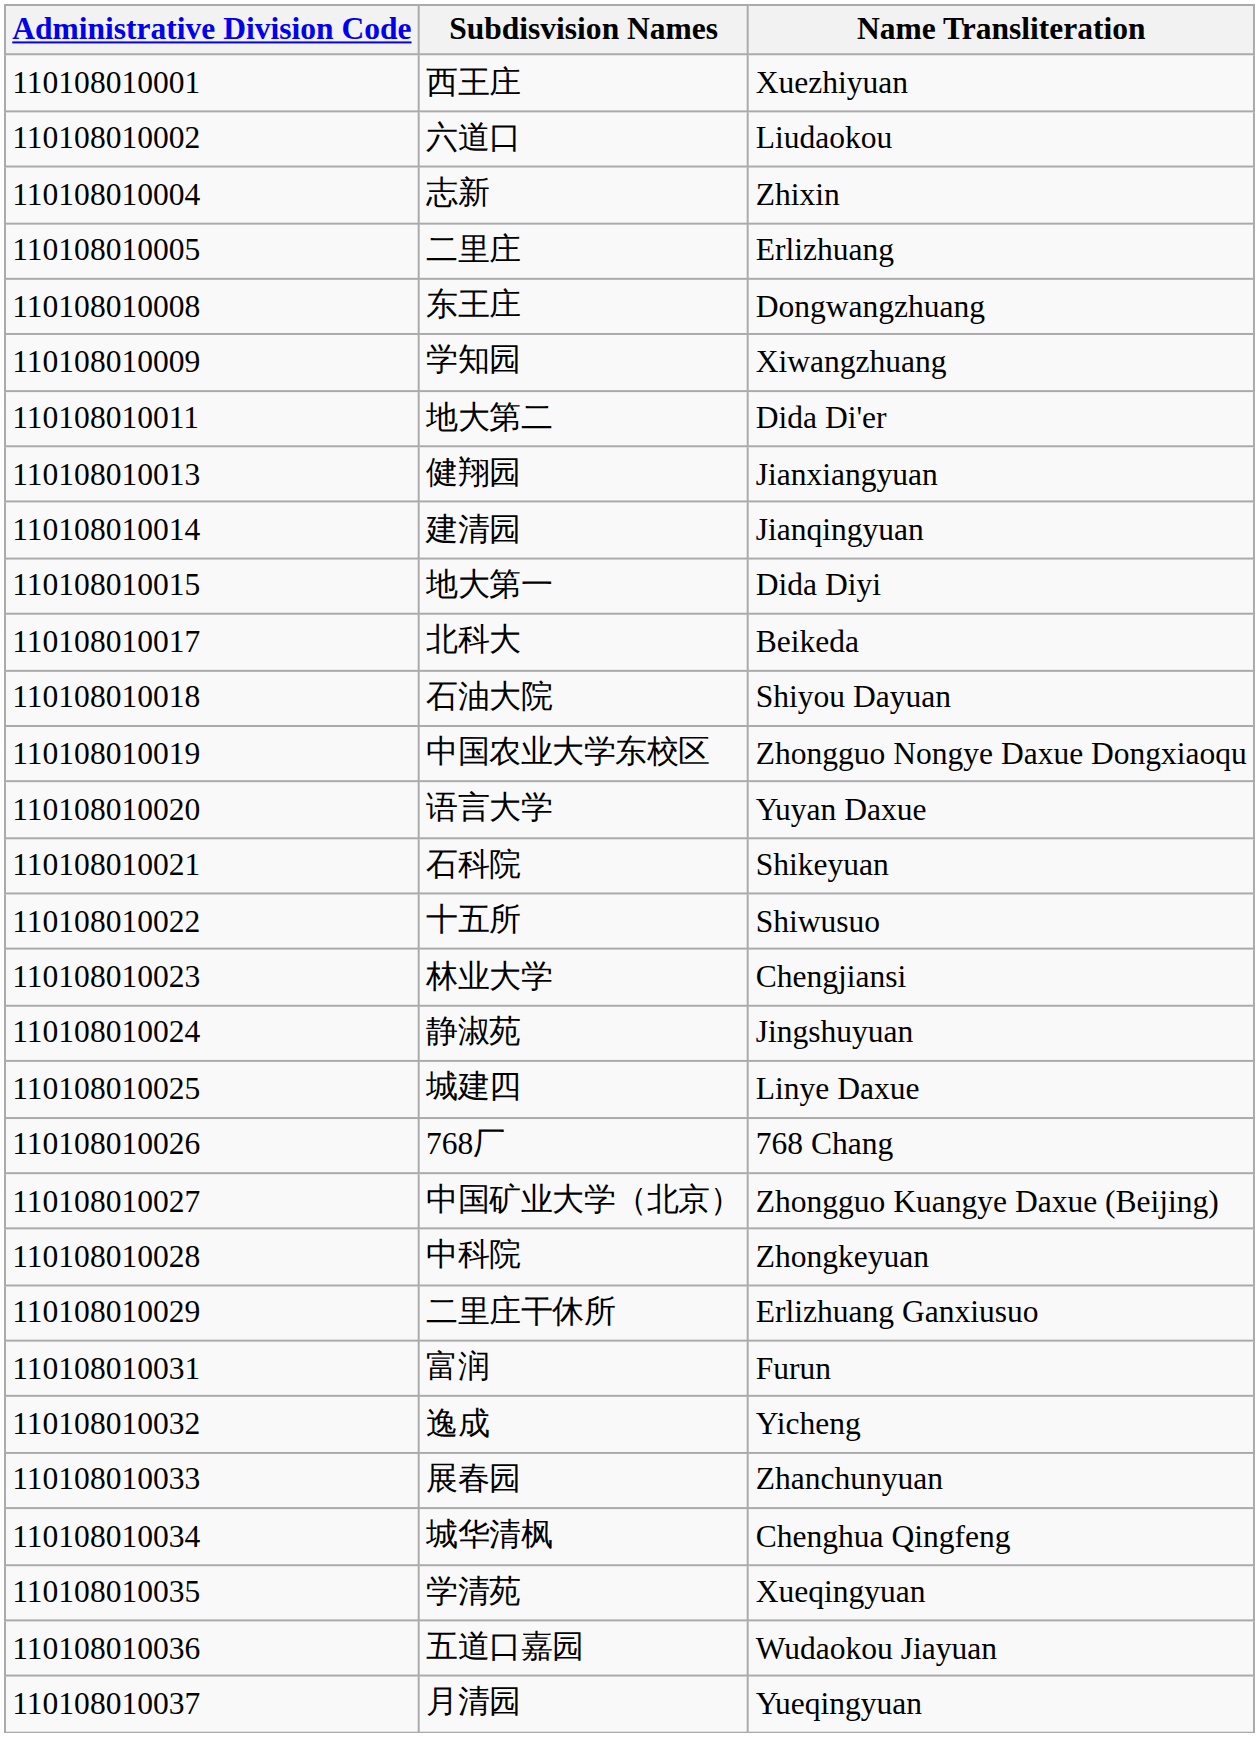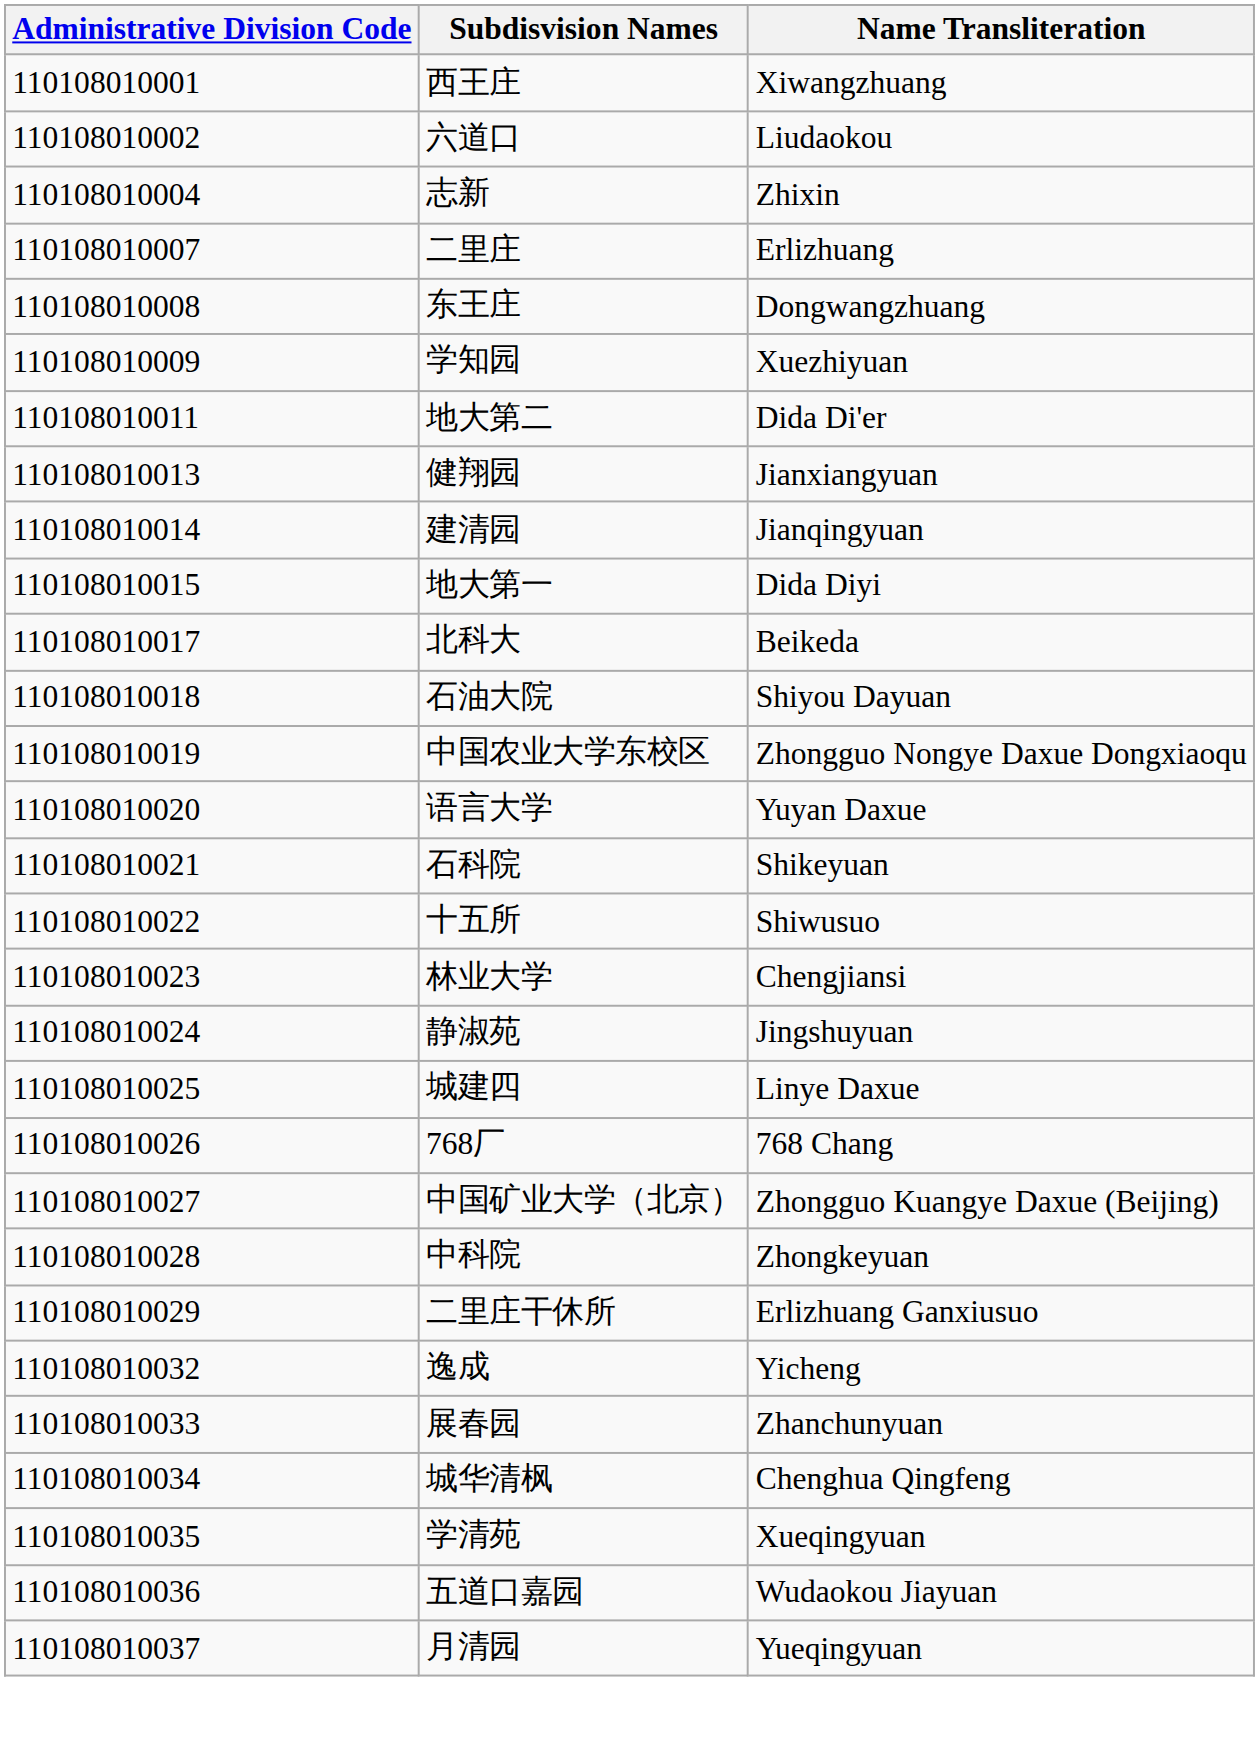(832, 82) Xuezhiyuan -> (851, 82) Xiwangzhuang
(106, 250) 110108010005 -> (106, 250) 110108010007
(851, 361) Xiwangzhuang -> (832, 361) Xuezhiyuan
- row: (458, 1367)
